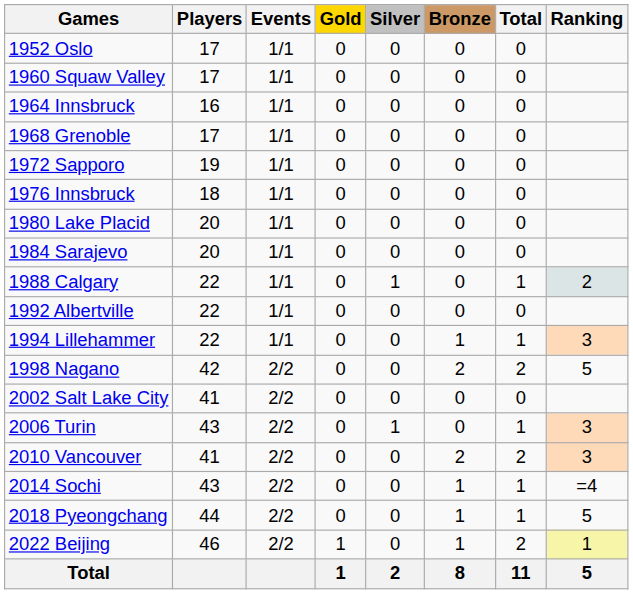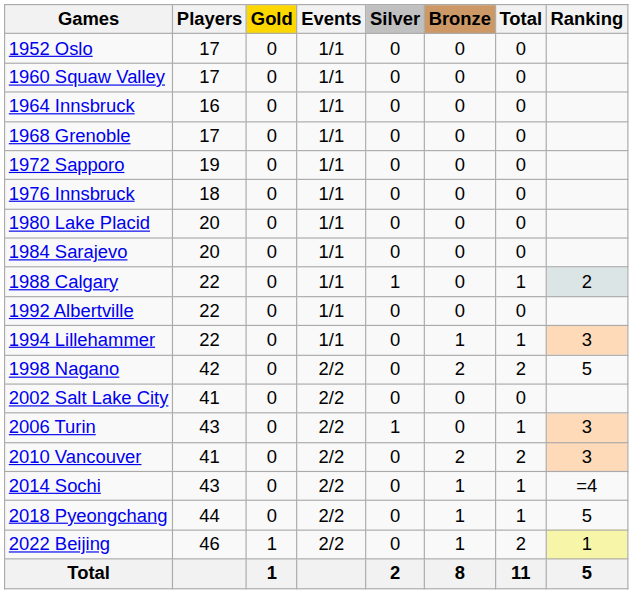columns swapped: (281, 19) <-> (341, 19)
